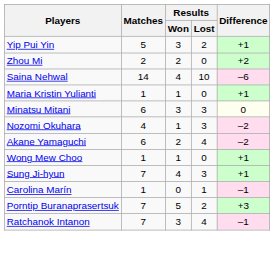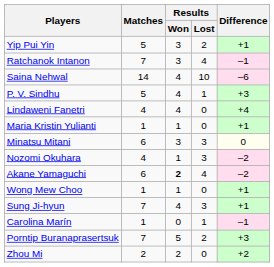rows swapped: (25, 61) <-> (48, 222)
+ row: (33, 93)
+ row: (46, 109)
(178, 141) normal -> (178, 173) bold
